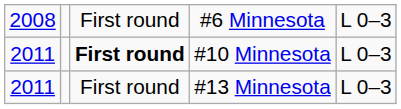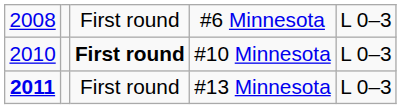(33, 53) 2011 -> (33, 53) 2010
(33, 86) normal -> (33, 86) bold
